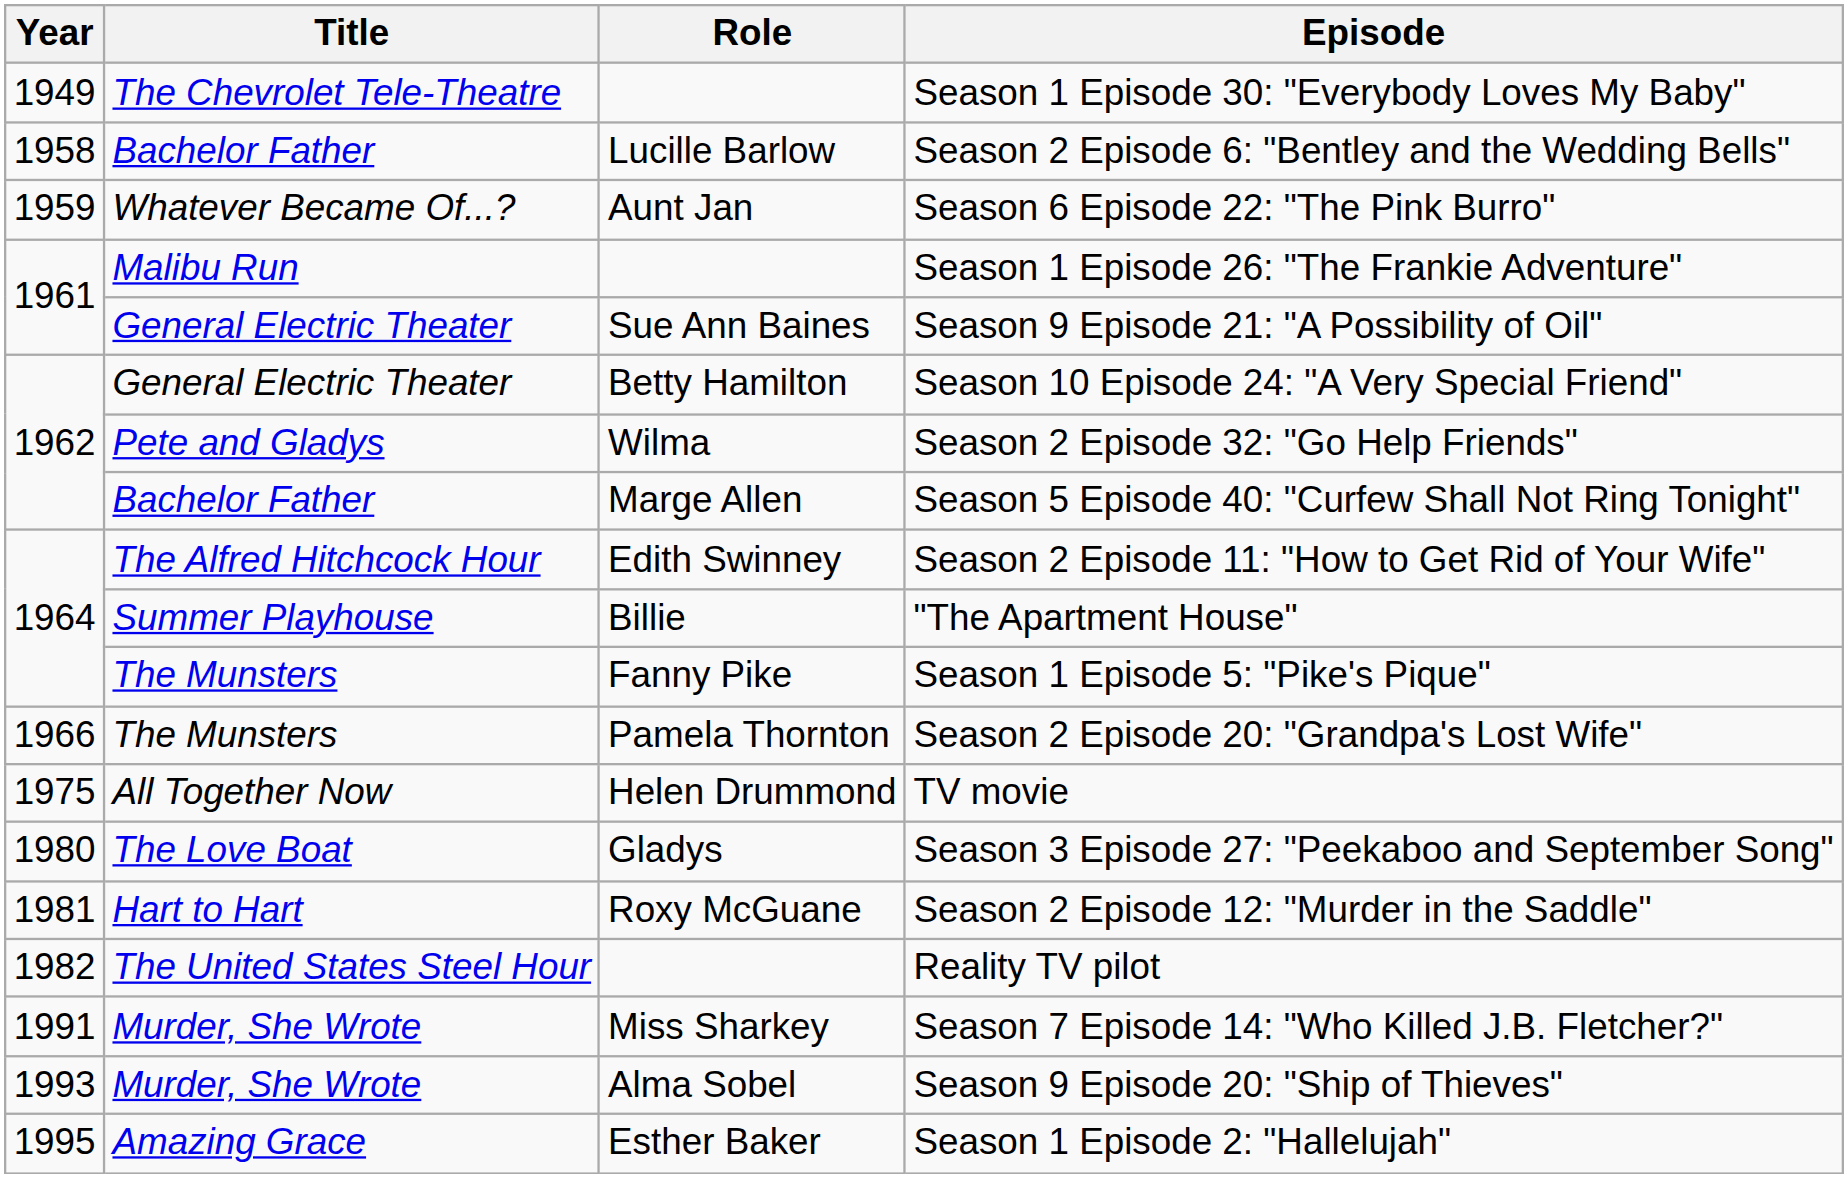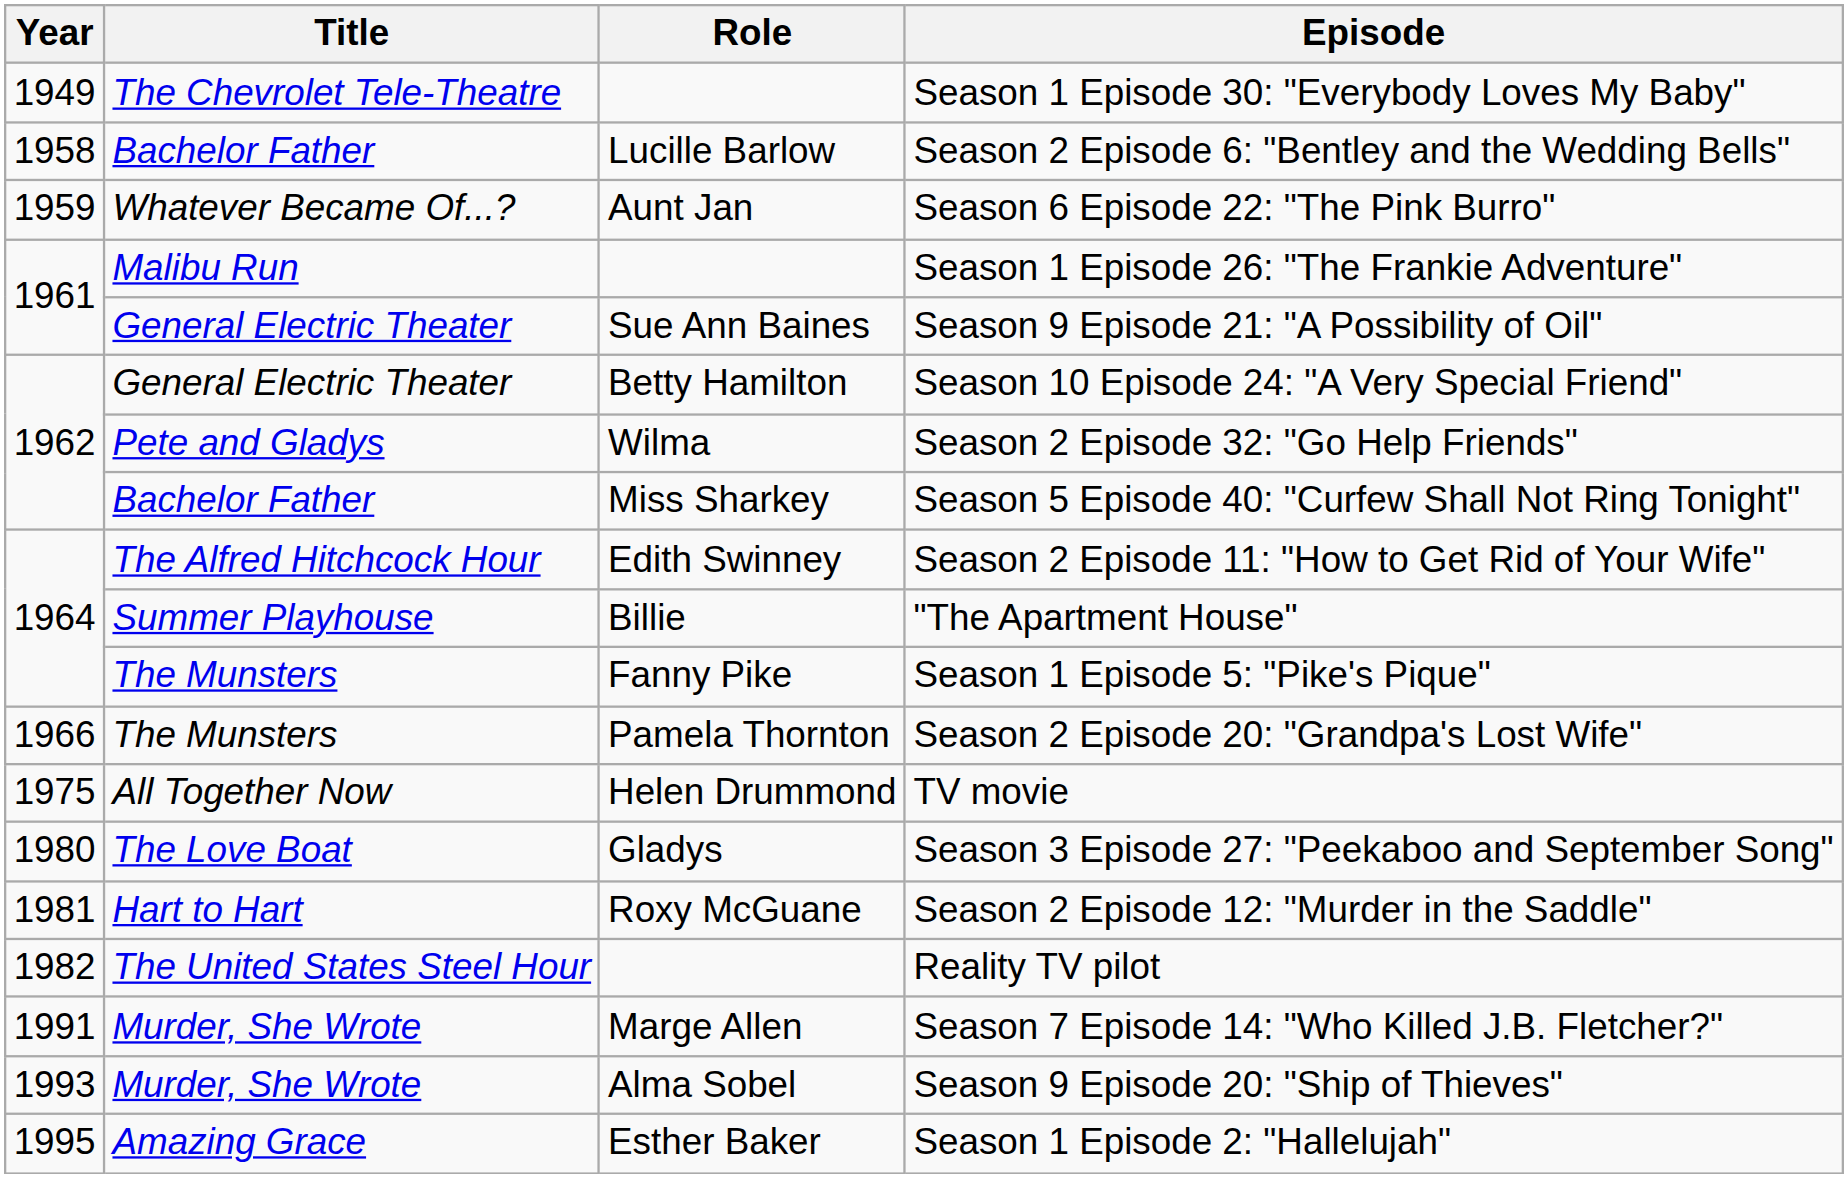(705, 500) Marge Allen -> (719, 500) Miss Sharkey
(719, 1025) Miss Sharkey -> (705, 1025) Marge Allen
